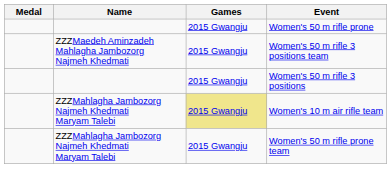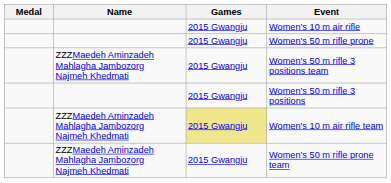+ row: (315, 27)
(108, 111) ZZZMahlagha Jambozorg Najmeh Khedmati Maryam Talebi -> (105, 126) ZZZMaedeh Aminzadeh Mahlagha Jambozorg Najmeh Khedmati
(108, 146) ZZZMahlagha Jambozorg Najmeh Khedmati Maryam Talebi -> (105, 161) ZZZMaedeh Aminzadeh Mahlagha Jambozorg Najmeh Khedmati
